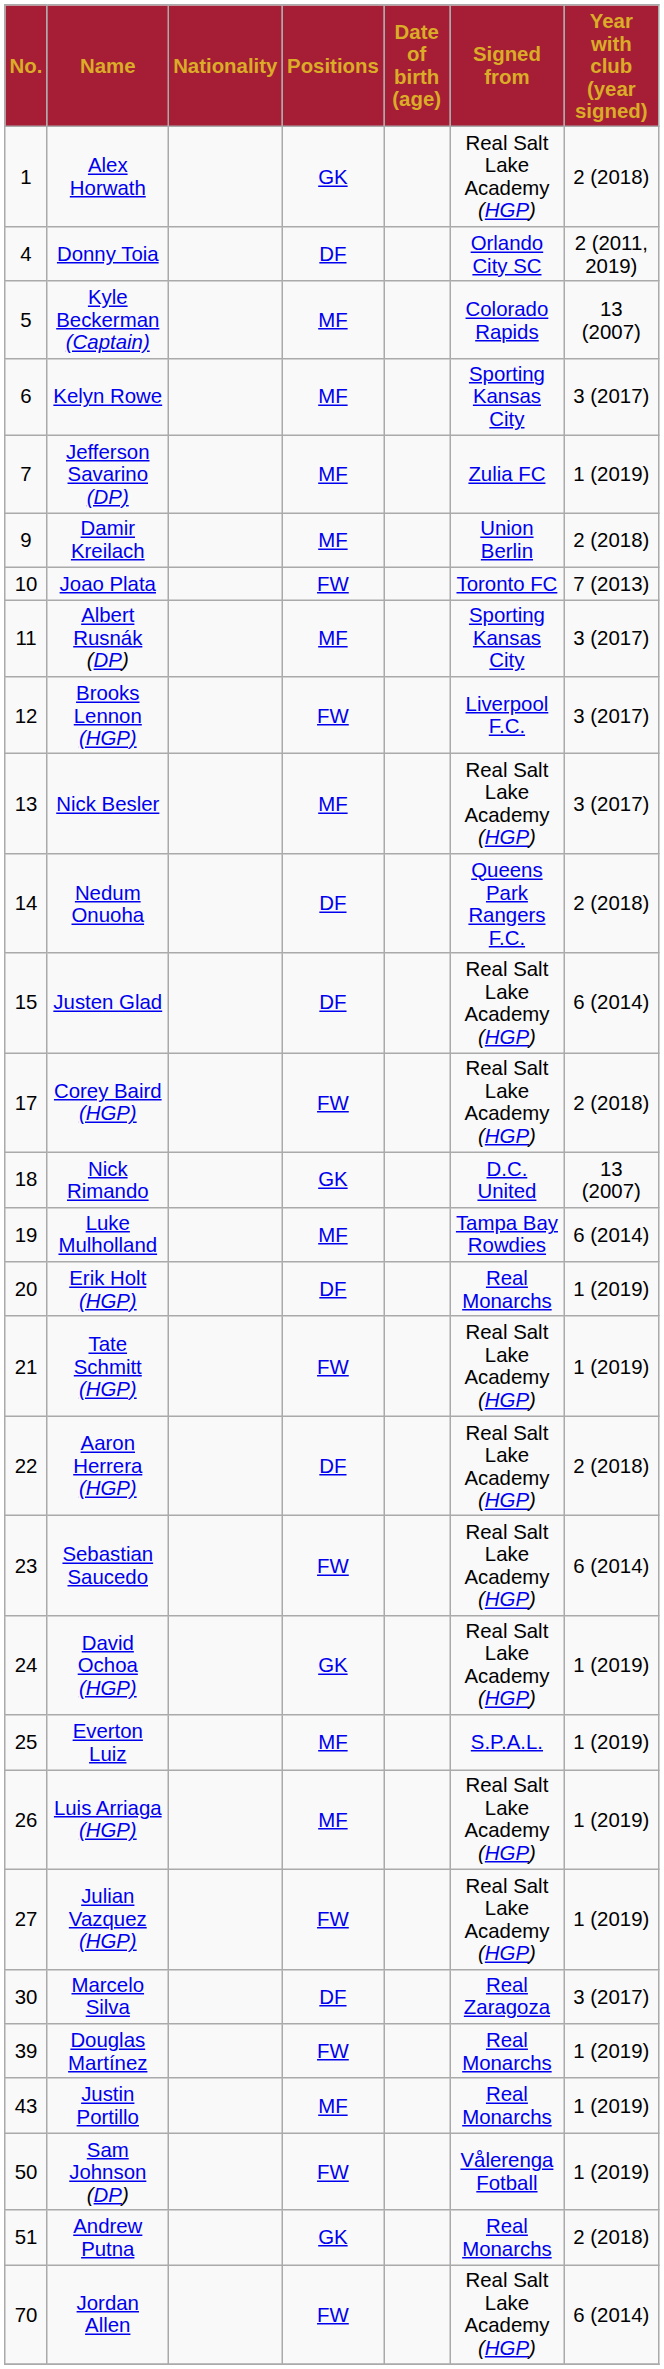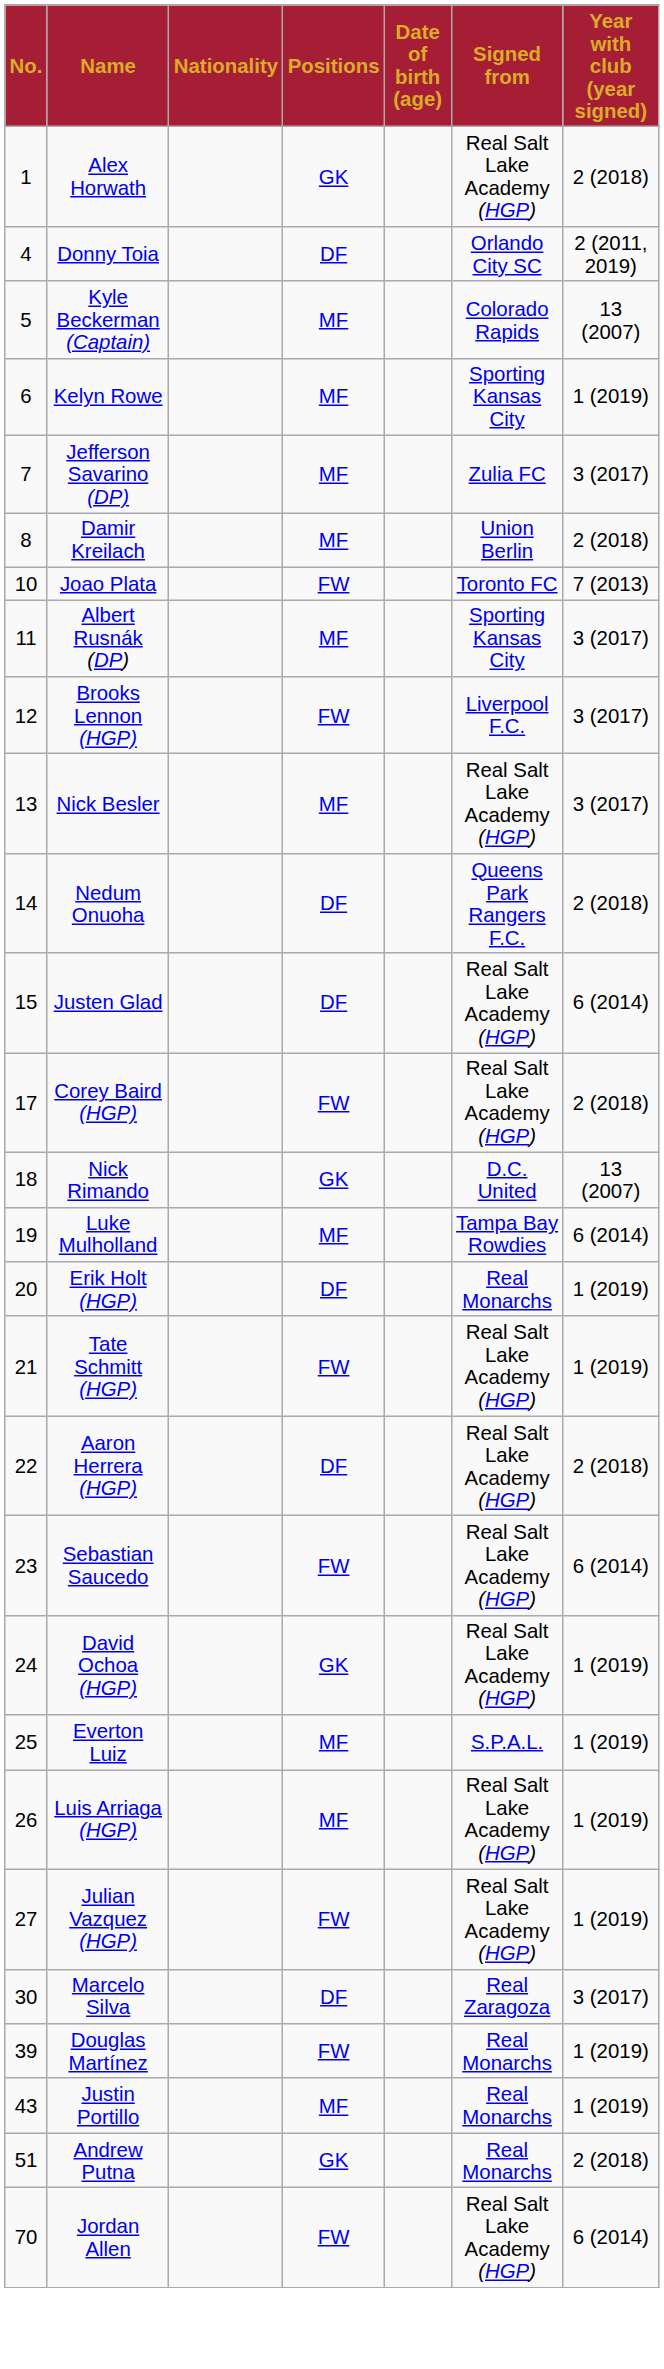(611, 397) 3 (2017) -> (611, 397) 1 (2019)
(611, 474) 1 (2019) -> (611, 474) 3 (2017)
(26, 540) 9 -> (26, 540) 8
- row: (108, 2171)
